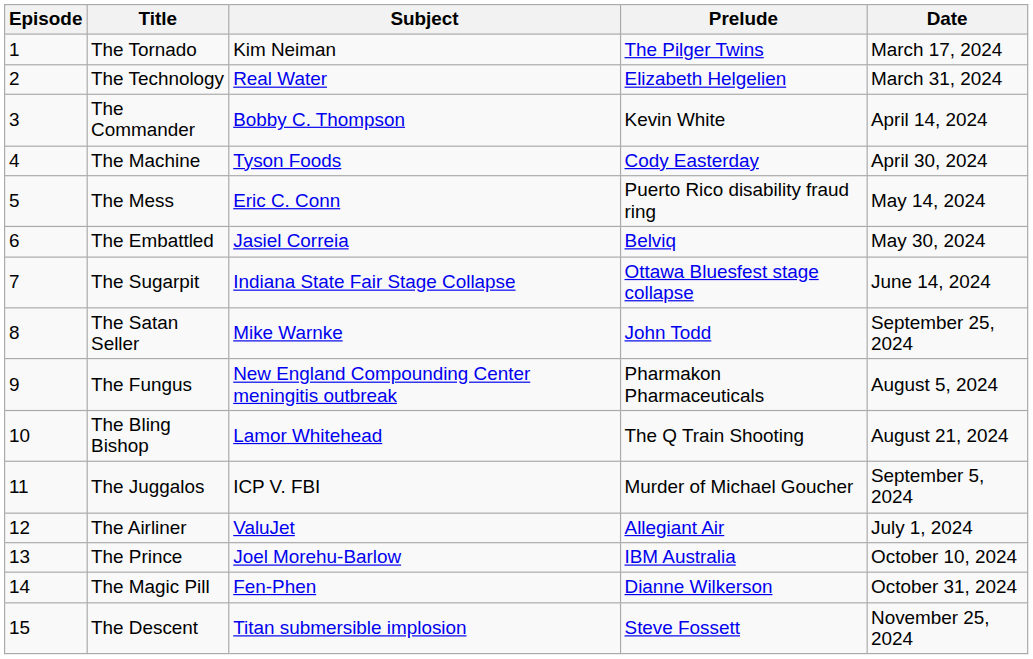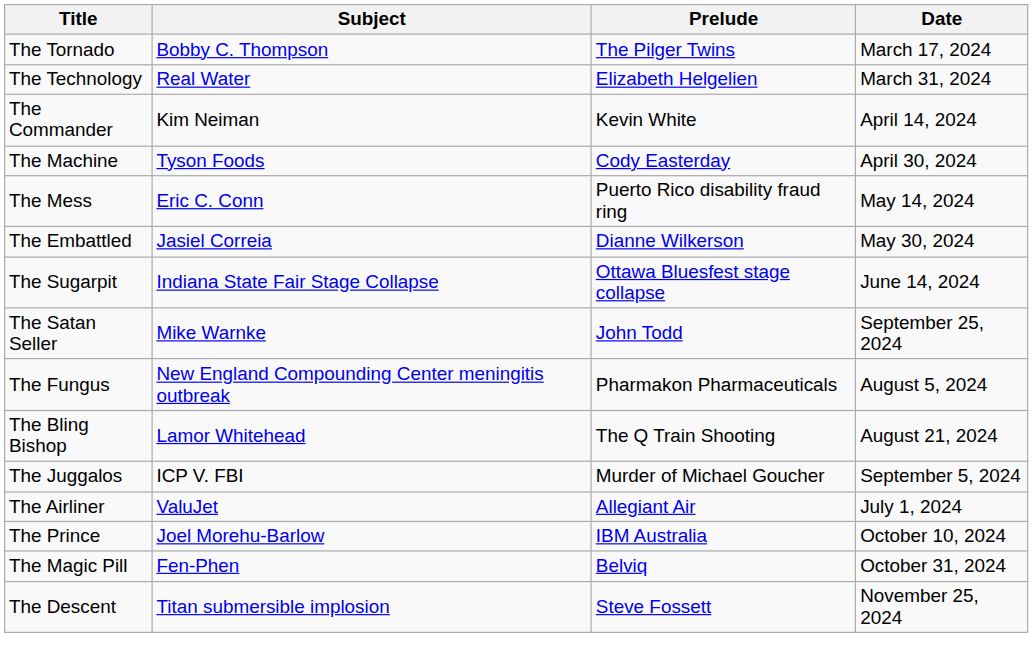- column: (46, 19)
(285, 49) Kim Neiman -> (242, 49) Bobby C. Thompson
(319, 119) Bobby C. Thompson -> (208, 119) Kim Neiman
(650, 241) Belviq -> (670, 241) Dianne Wilkerson
(699, 587) Dianne Wilkerson -> (622, 566) Belviq
